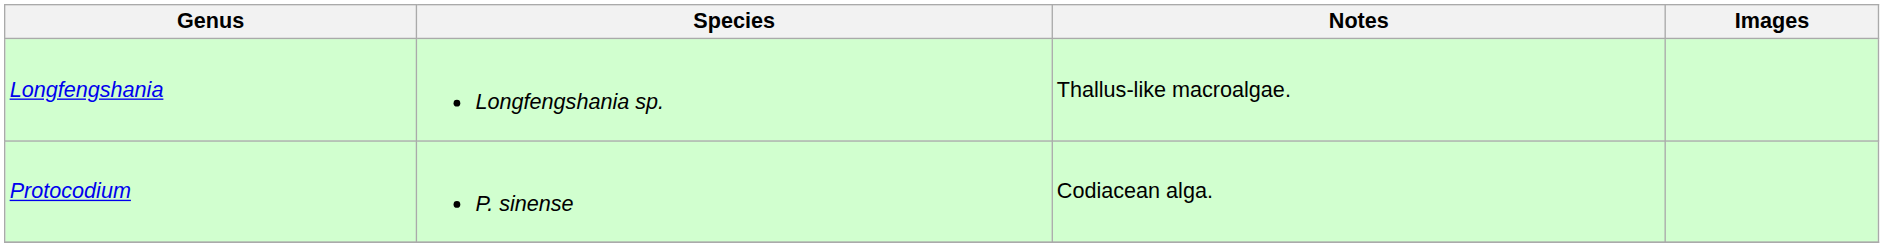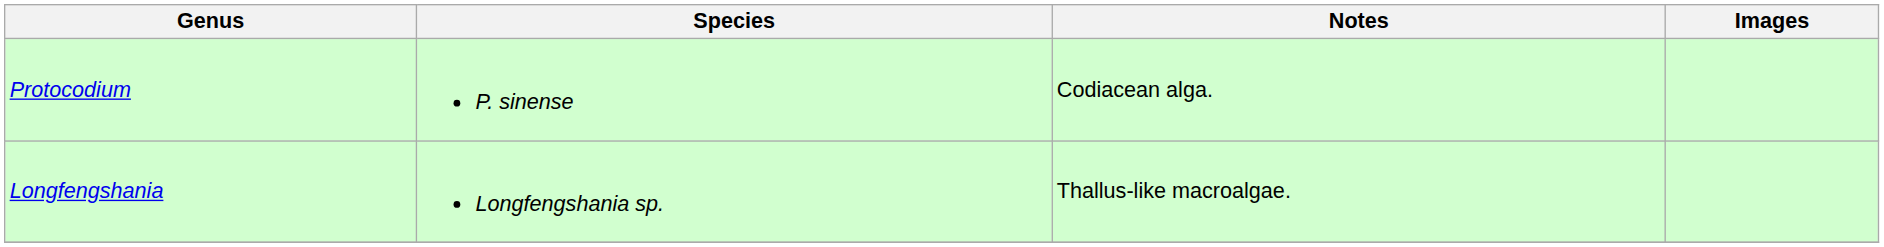rows swapped: (87, 89) <-> (70, 191)
